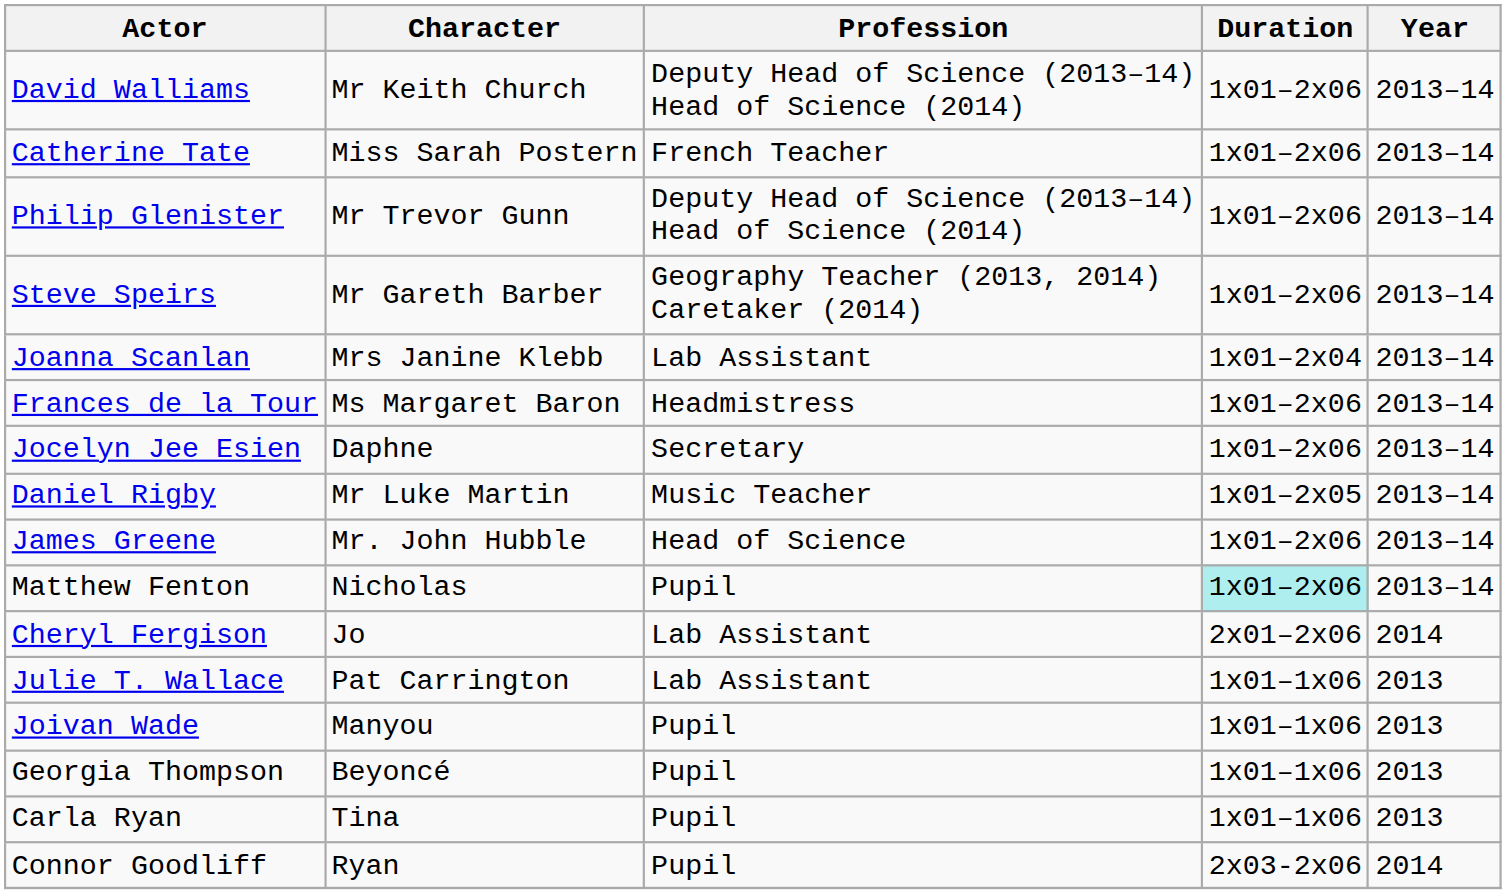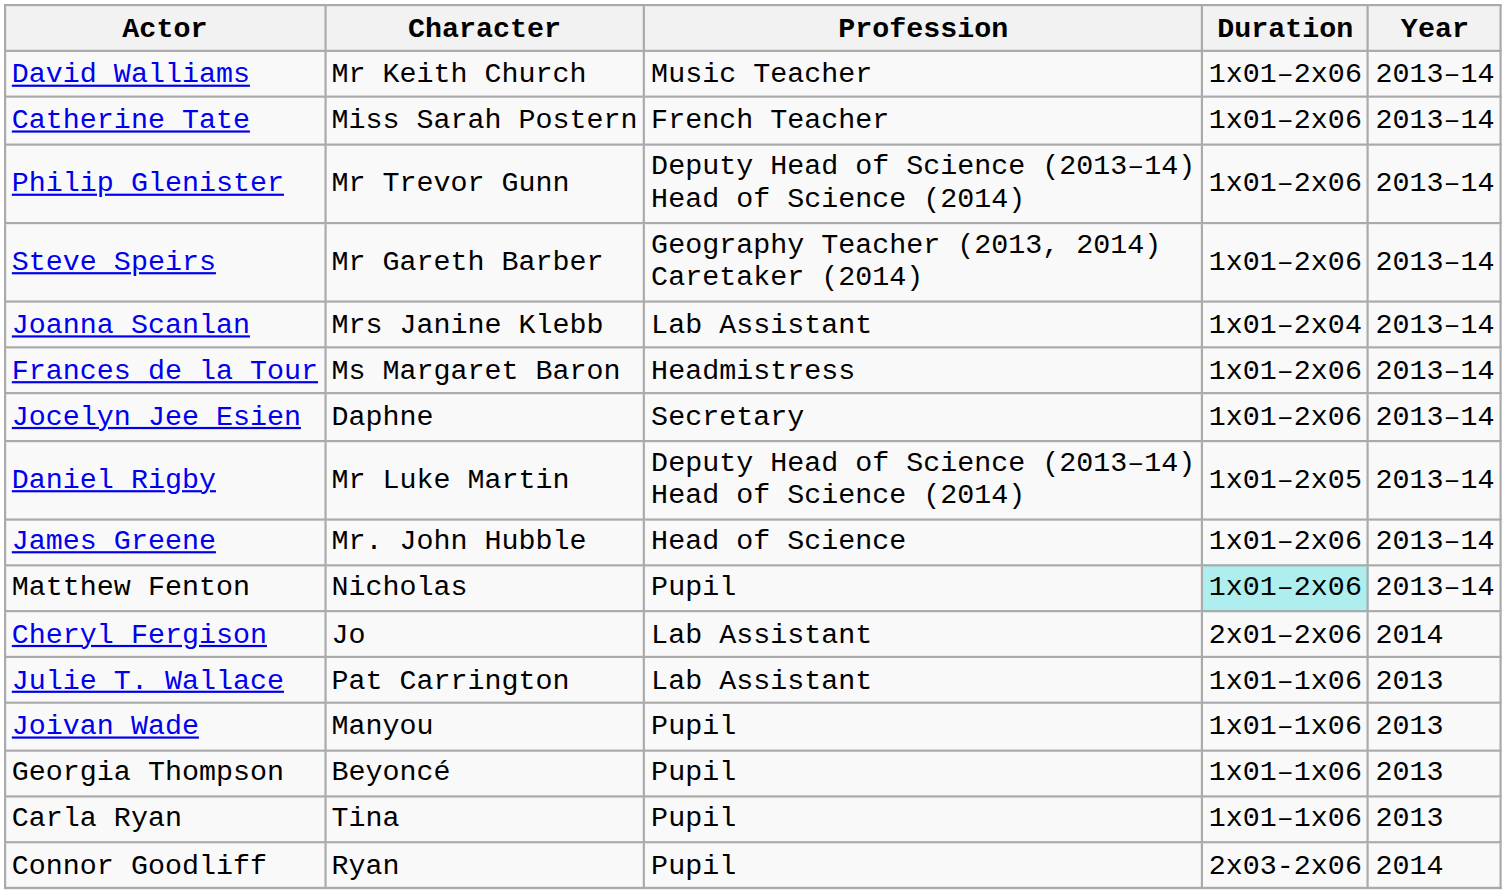(923, 91) Deputy Head of Science (2013–14) Head of Science (2014) -> (762, 74) Music Teacher
(762, 496) Music Teacher -> (923, 479) Deputy Head of Science (2013–14) Head of Science (2014)
